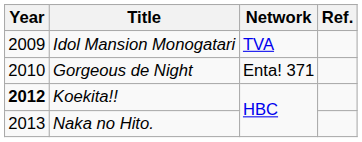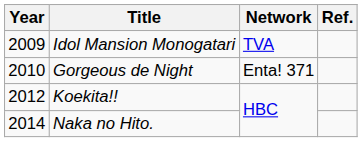(27, 96) bold -> (27, 96) normal
(27, 123) 2013 -> (27, 123) 2014
